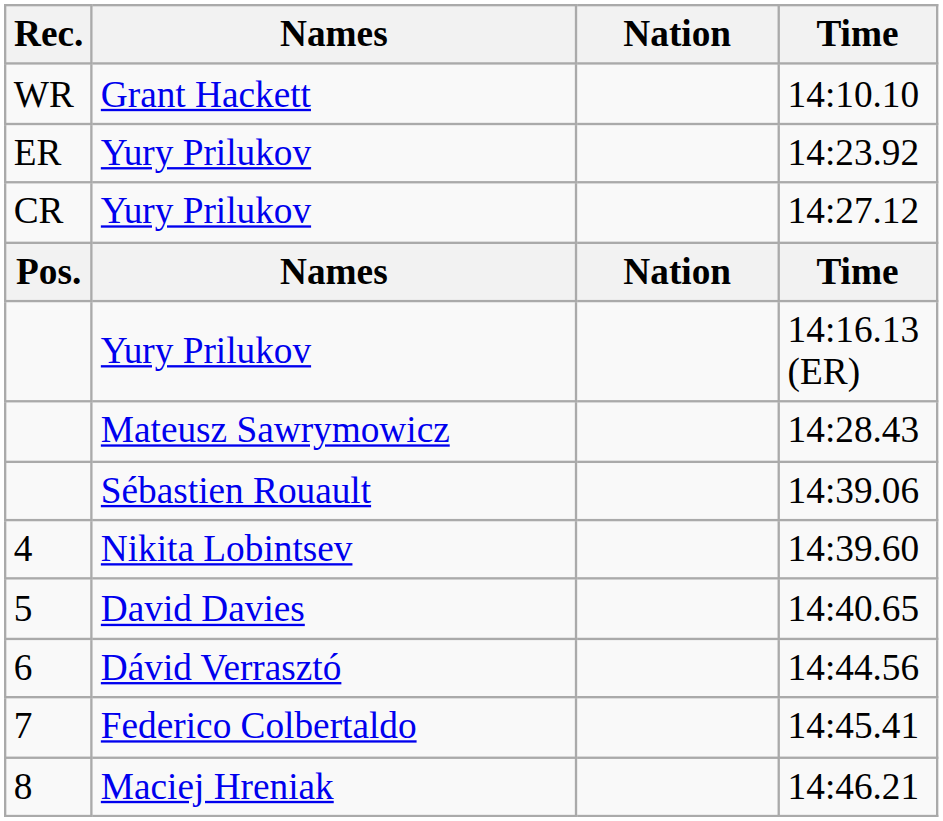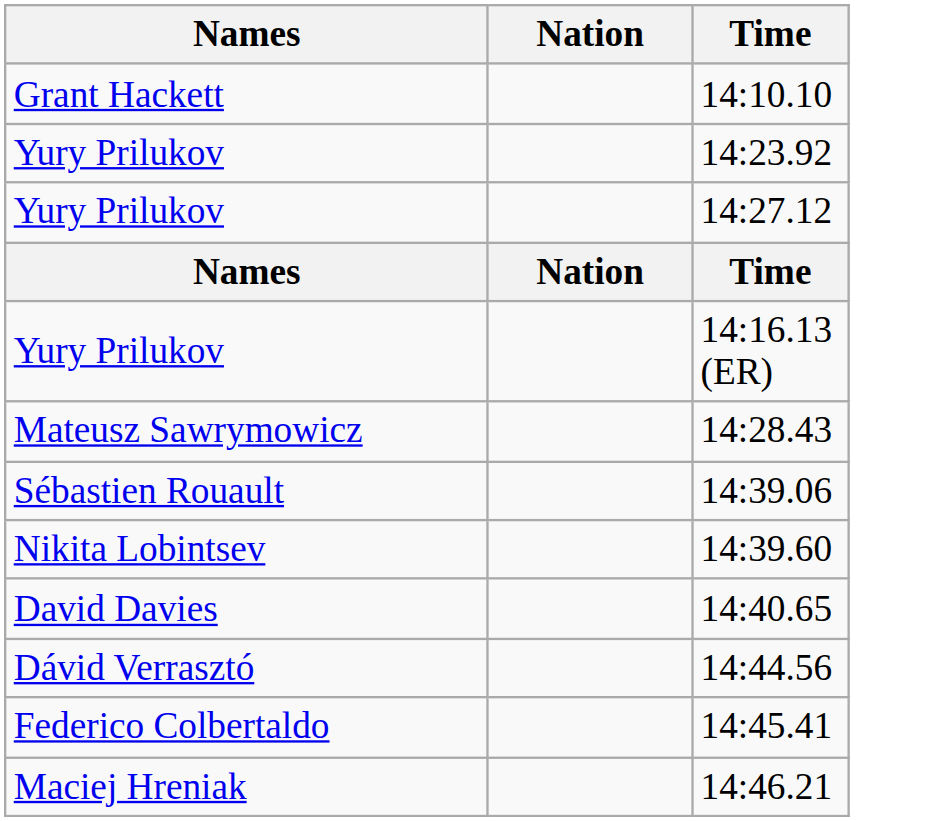- column: (49, 34)
